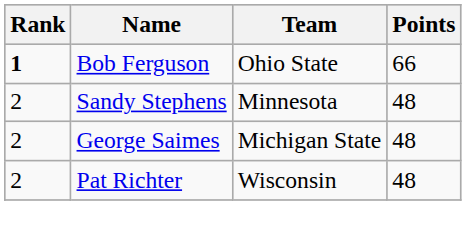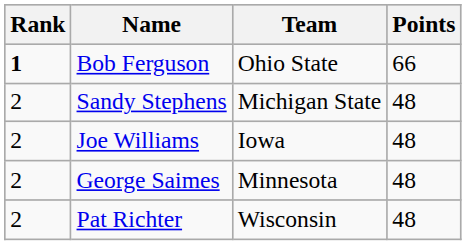(288, 102) Minnesota -> (310, 102) Michigan State
+ row: (138, 141)
(310, 141) Michigan State -> (288, 180) Minnesota
